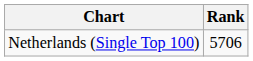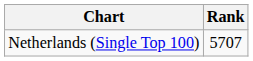(226, 42) 5706 -> (226, 42) 5707
